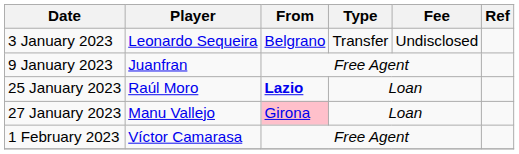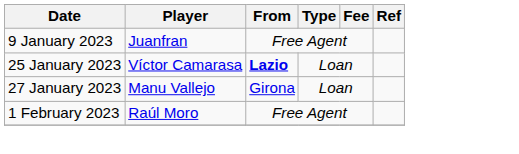- row: (60, 40)
(163, 88) Raúl Moro -> (185, 64) Víctor Camarasa
(287, 112) pink background -> (272, 88) no background
(185, 137) Víctor Camarasa -> (163, 112) Raúl Moro
